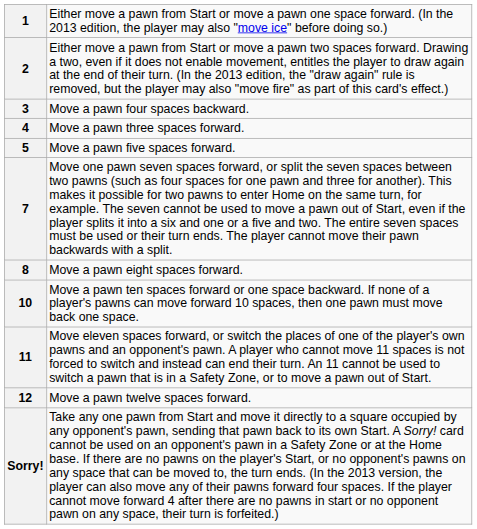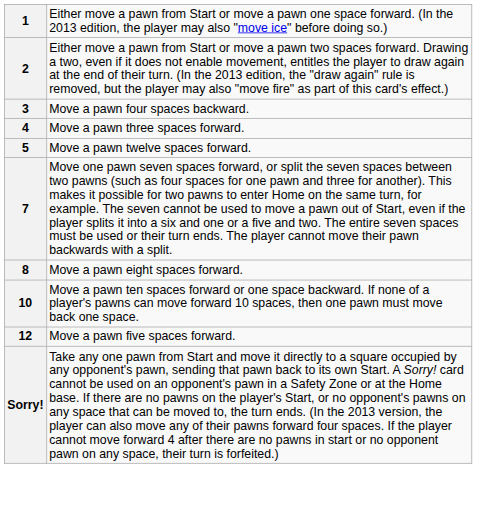(142, 147) Move a pawn five spaces forward. -> (150, 147) Move a pawn twelve spaces forward.
- row: (25, 357)
(150, 398) Move a pawn twelve spaces forward. -> (142, 336) Move a pawn five spaces forward.
